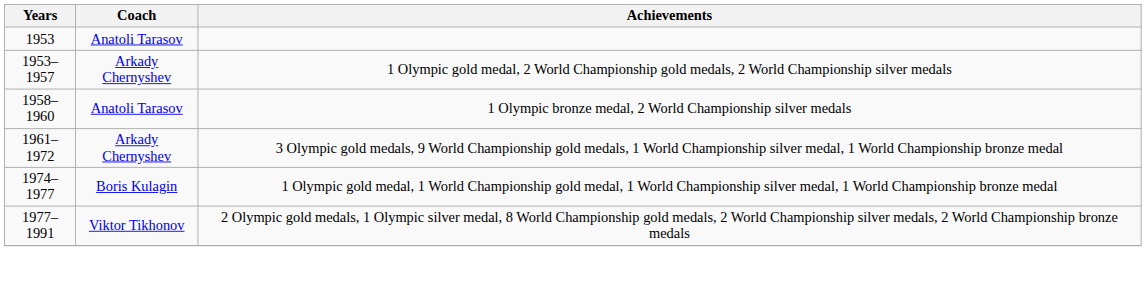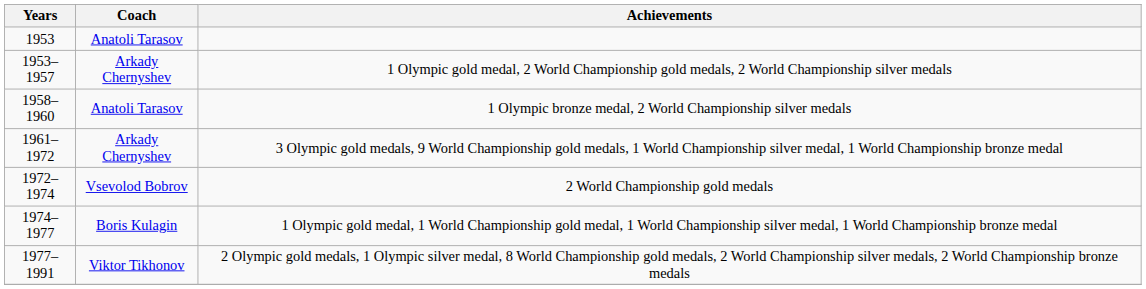+ row: (40, 186)
